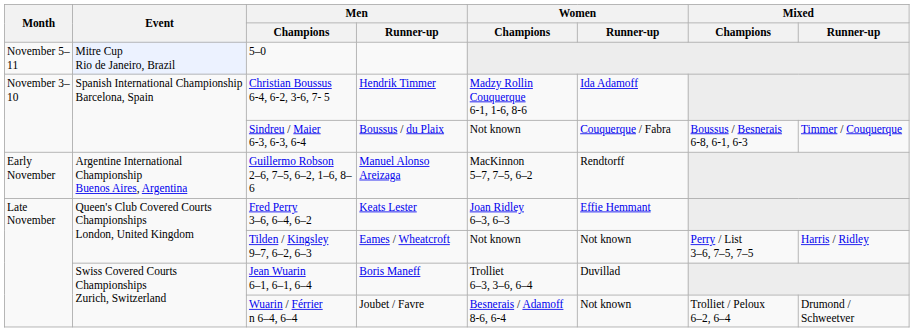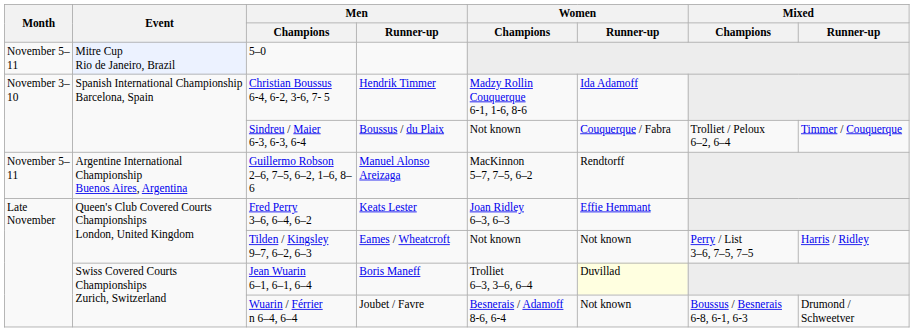(736, 135) Boussus / Besnerais 6-8, 6-1, 6-3 -> (728, 135) Trolliet / Peloux 6–2, 6–4
(31, 168) Early November -> (38, 168) November 5–11
(600, 271) no background -> (600, 271) lightyellow background
(728, 310) Trolliet / Peloux 6–2, 6–4 -> (736, 310) Boussus / Besnerais 6-8, 6-1, 6-3
